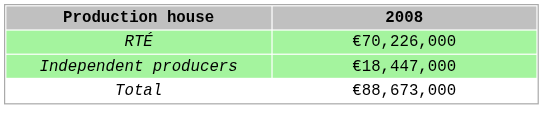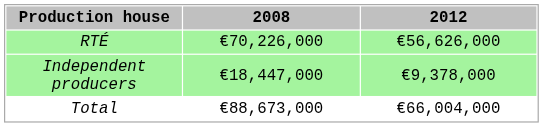+ column: (448, 18)
